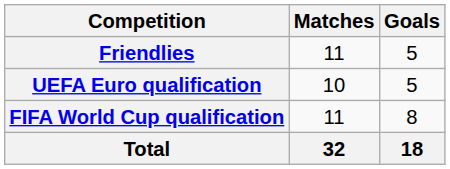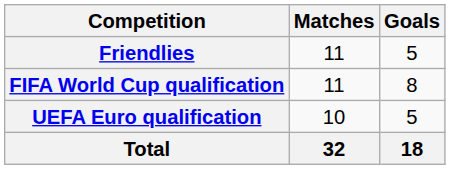rows swapped: (147, 85) <-> (147, 117)
